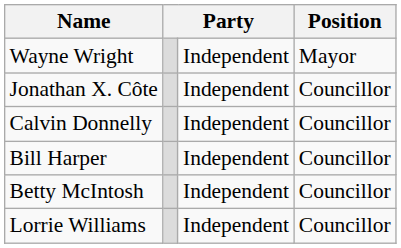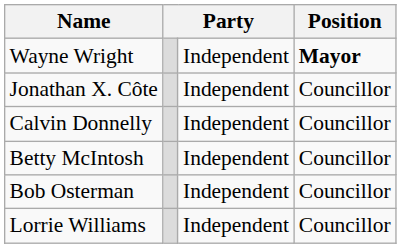(327, 55) normal -> (330, 55) bold
- row: (58, 157)
+ row: (72, 191)
